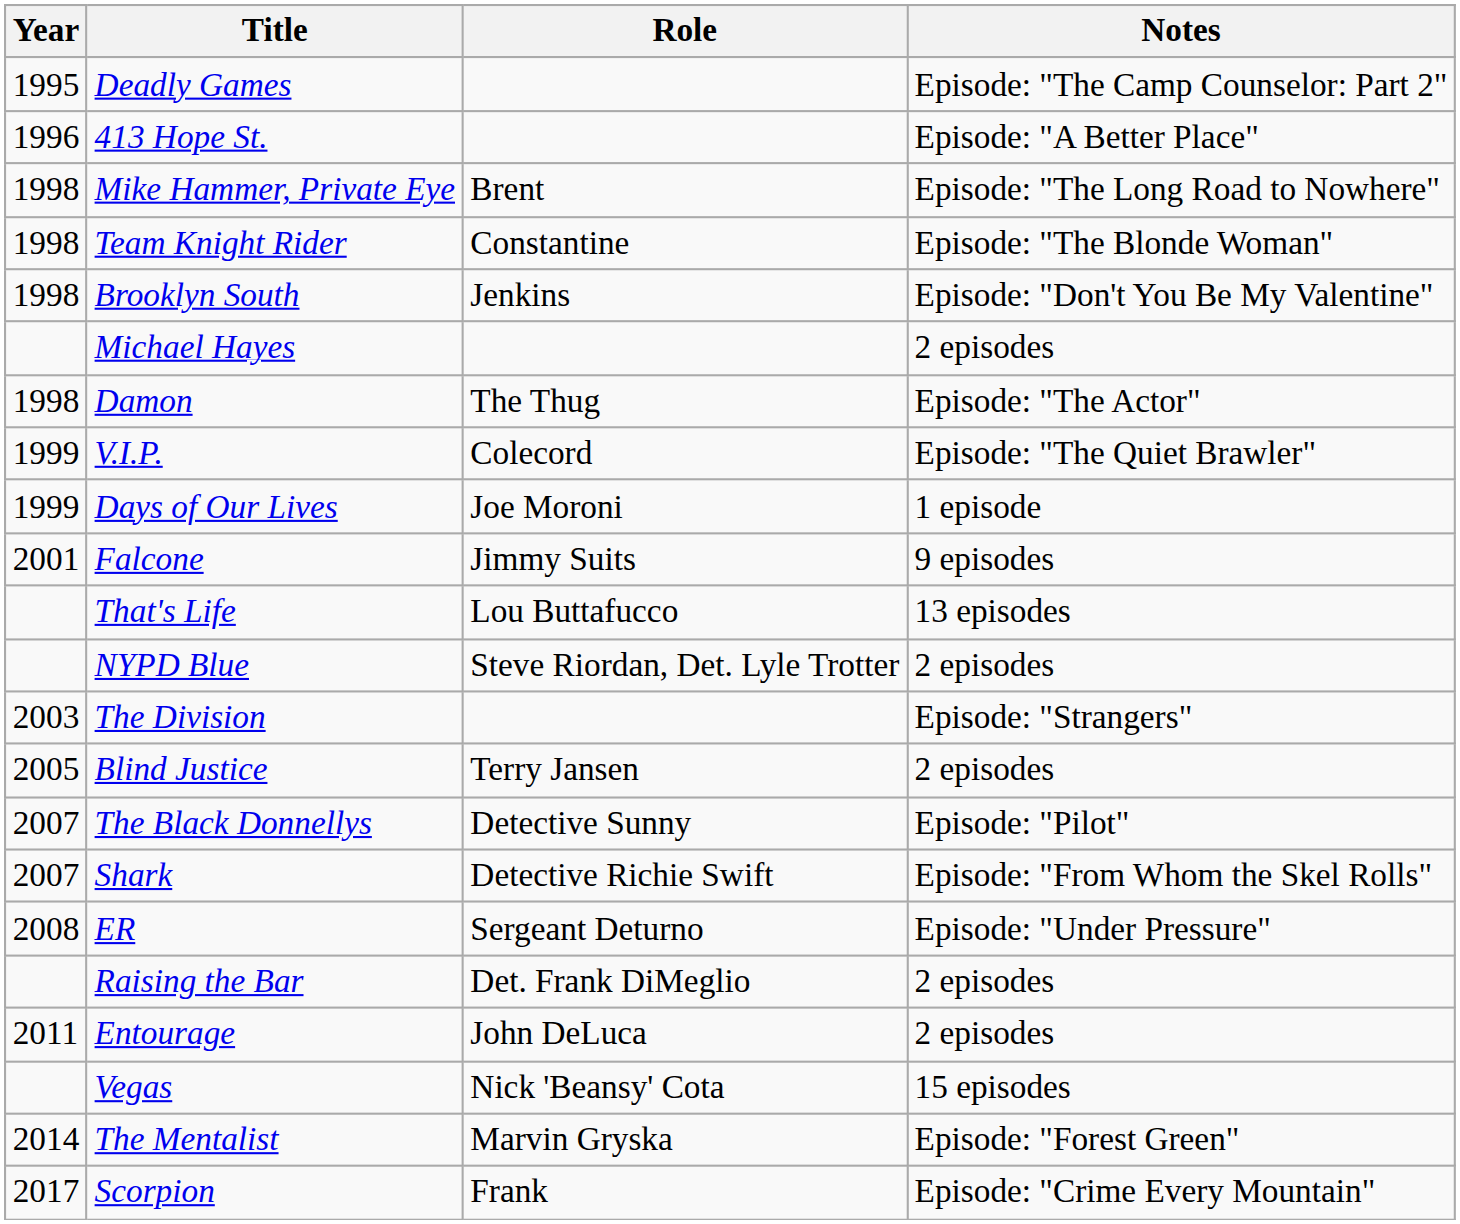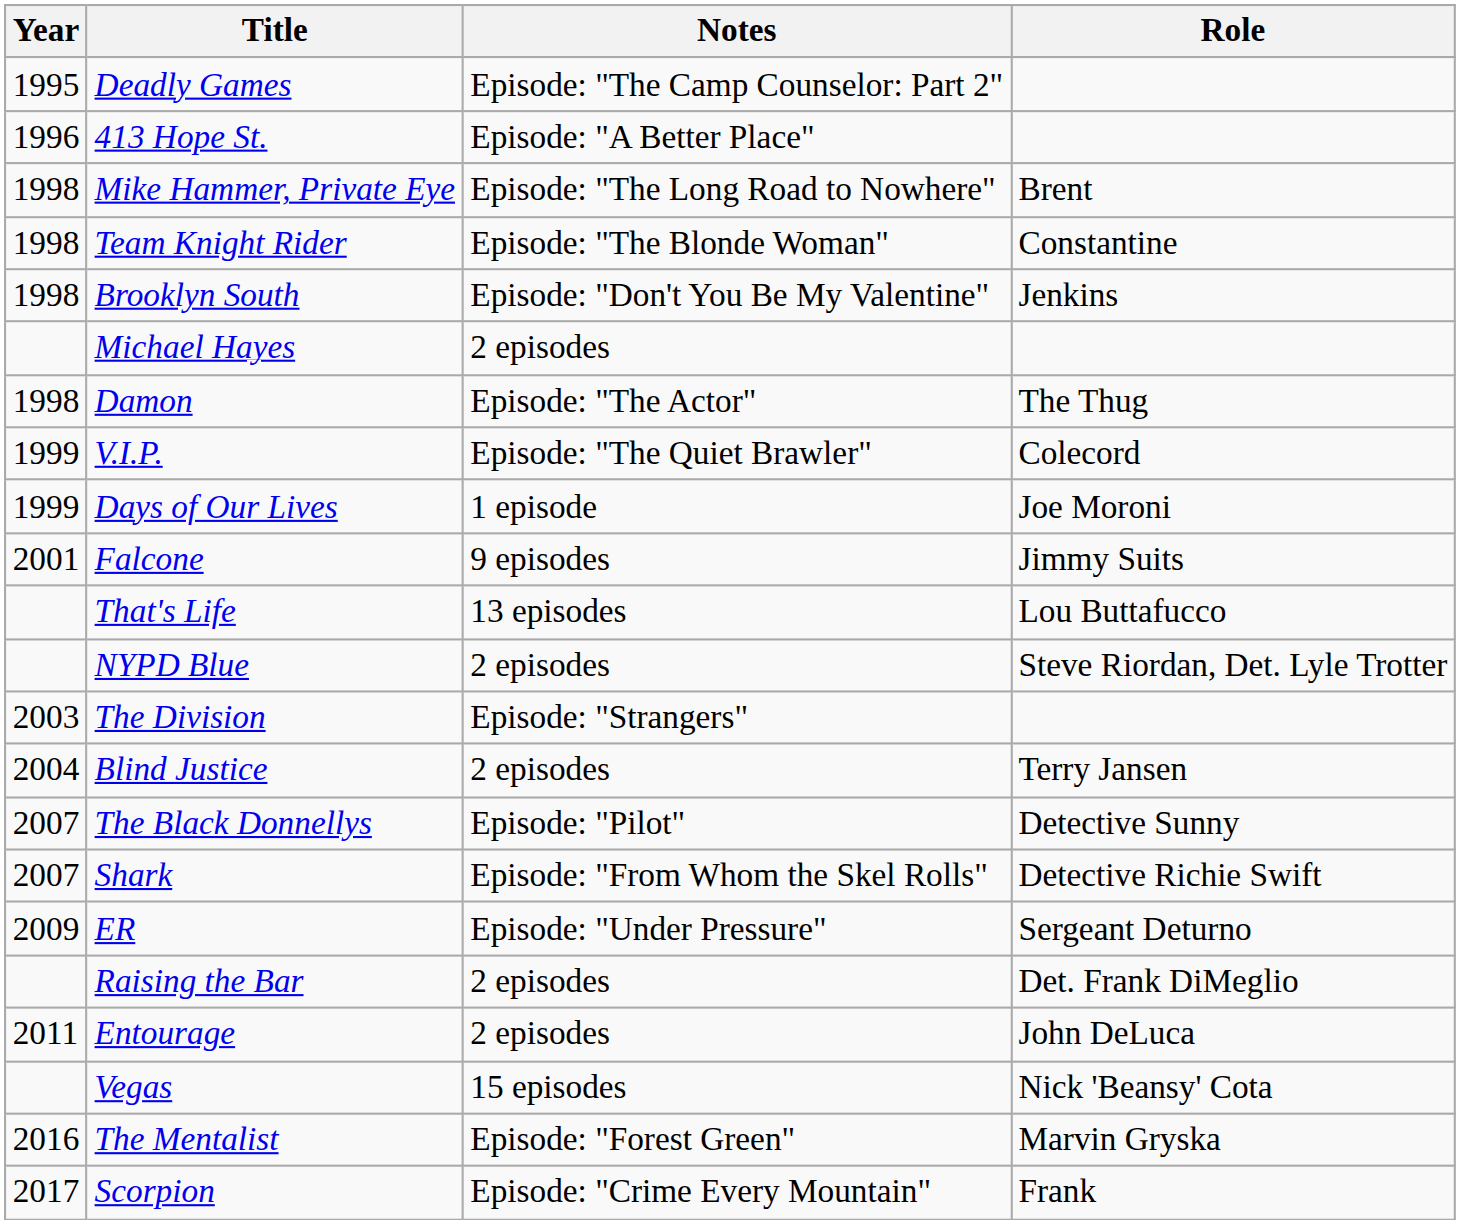columns swapped: (685, 30) <-> (1181, 30)
(46, 769) 2005 -> (46, 769) 2004
(46, 928) 2008 -> (46, 928) 2009
(46, 1139) 2014 -> (46, 1139) 2016
